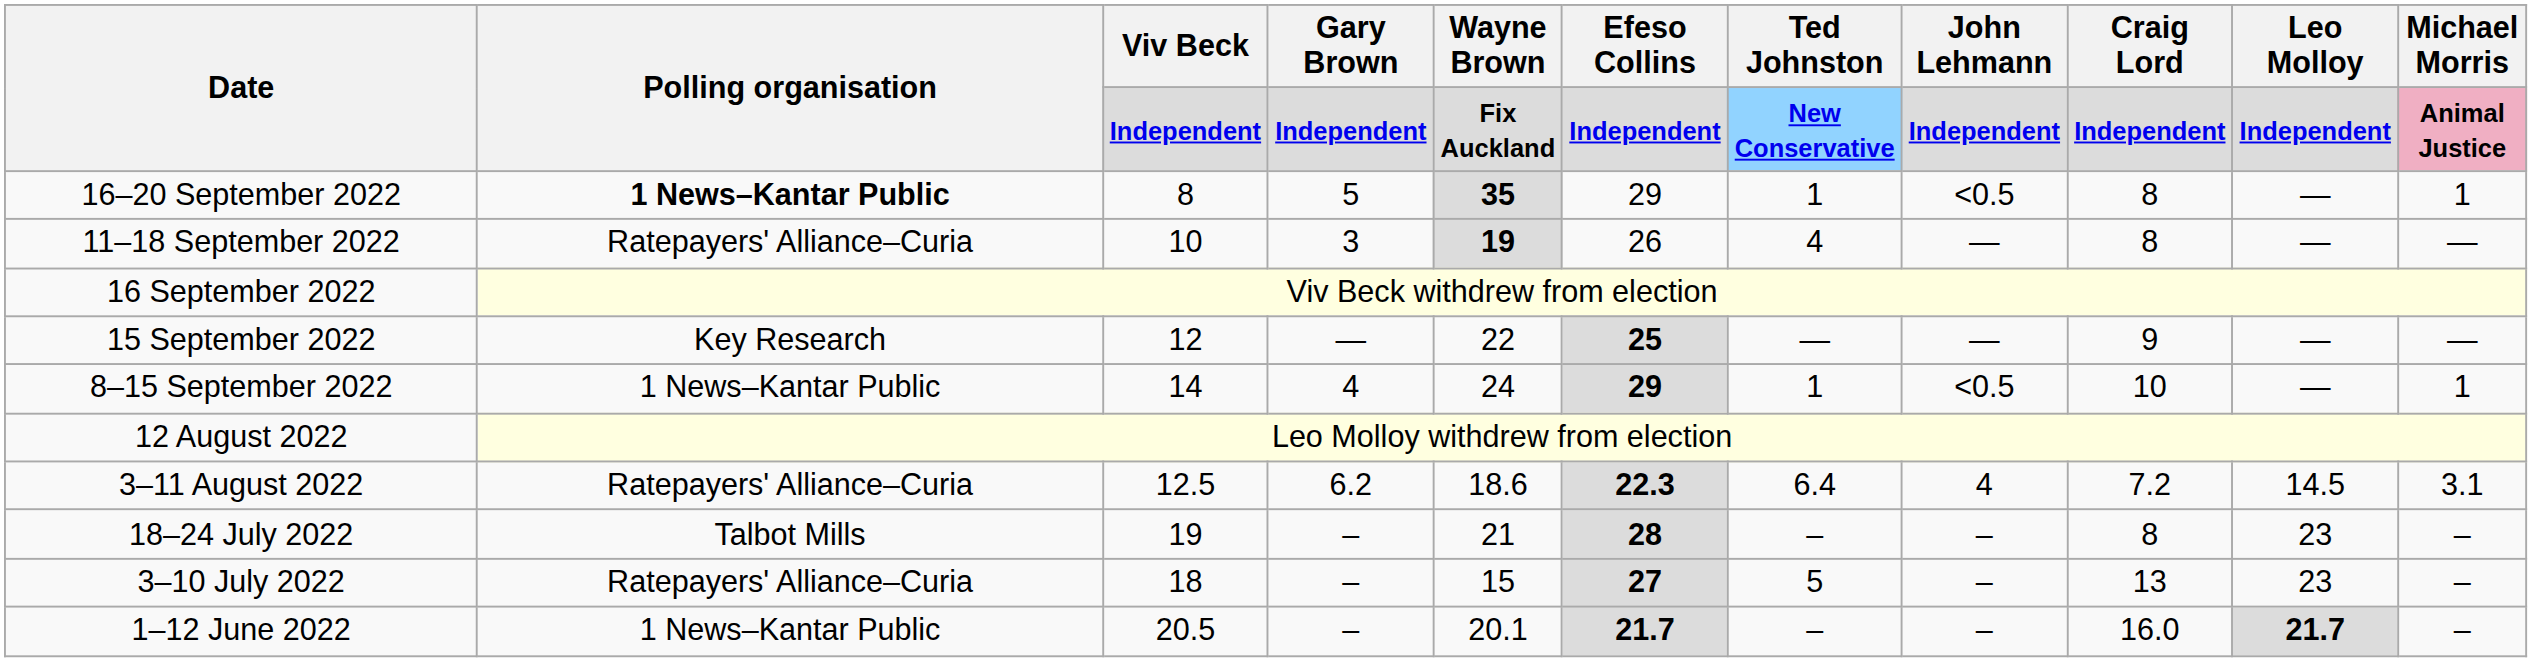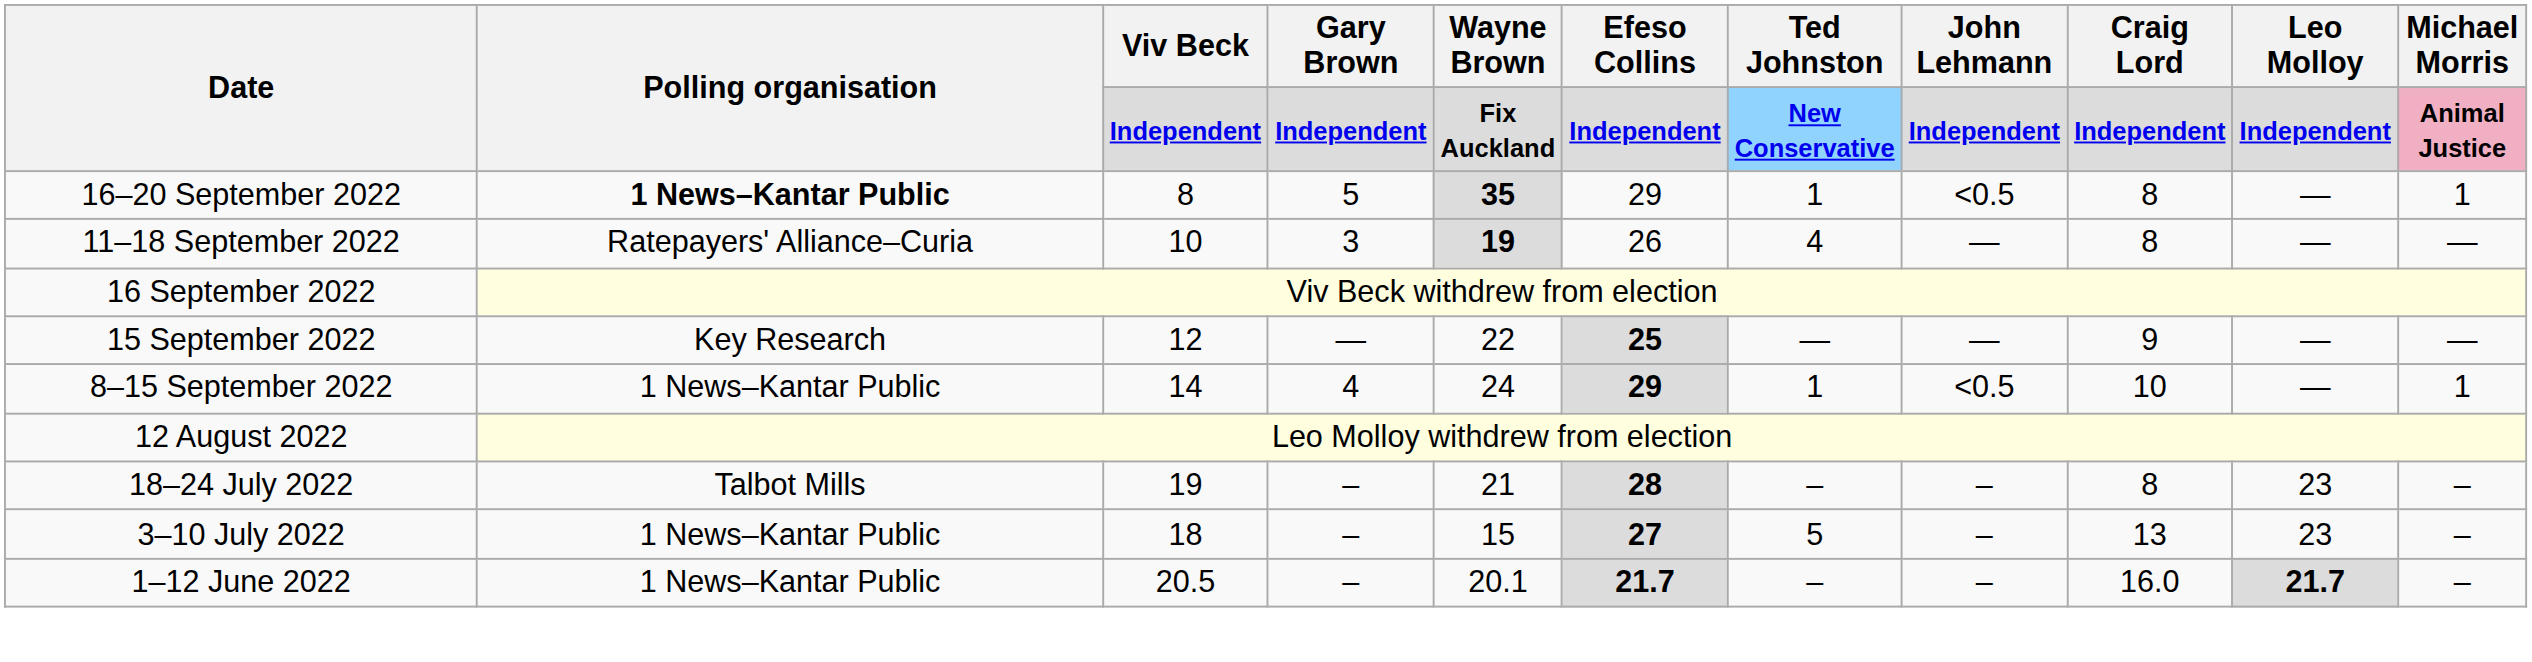- row: (241, 485)
(790, 582) Ratepayers' Alliance–Curia -> (790, 533) 1 News–Kantar Public
